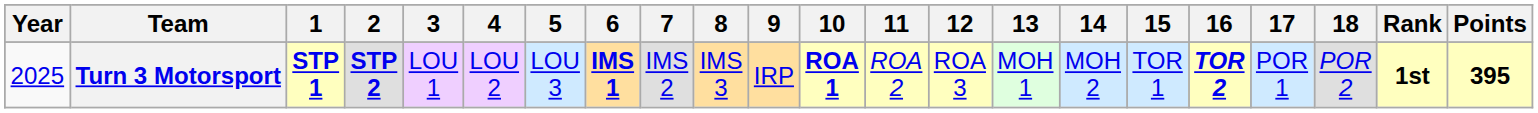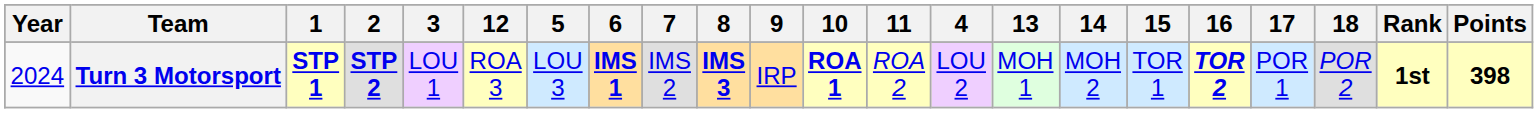columns swapped: (494, 23) <-> (960, 23)
(37, 75) 2025 -> (37, 75) 2024
(721, 75) normal -> (724, 75) bold
(1490, 75) 395 -> (1490, 75) 398
